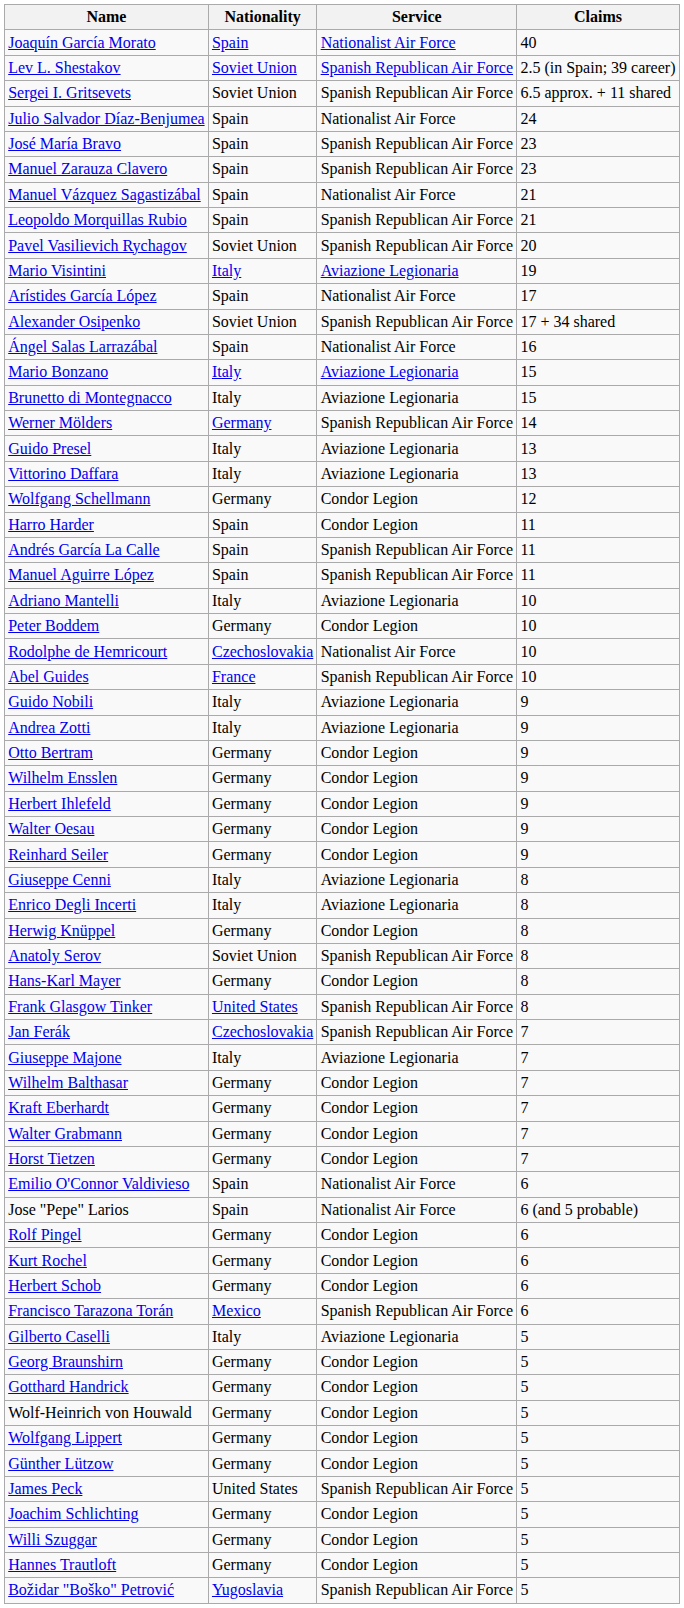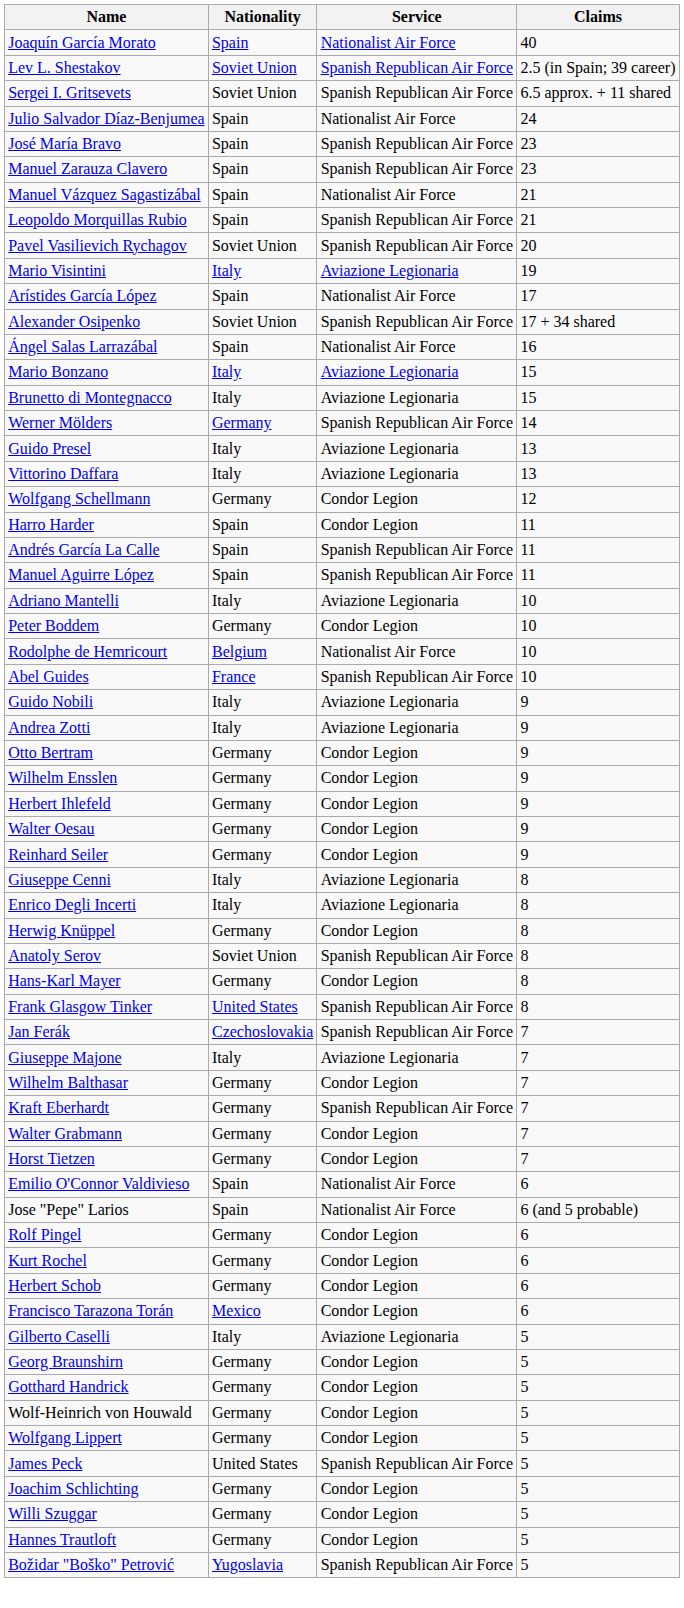(263, 651) Czechoslovakia -> (240, 651) Belgium
(369, 1108) Condor Legion -> (417, 1108) Spanish Republican Air Force
(417, 1311) Spanish Republican Air Force -> (369, 1311) Condor Legion
- row: (61, 1463)
